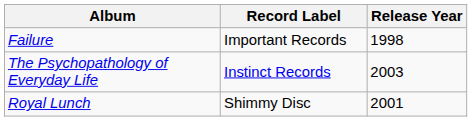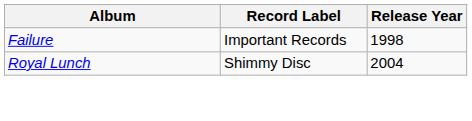- row: (88, 71)
(387, 103) 2001 -> (387, 63) 2004
